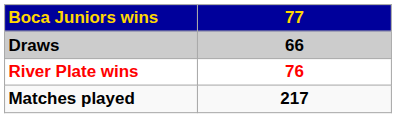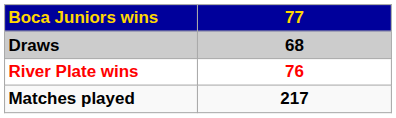(294, 44) 66 -> (294, 44) 68
